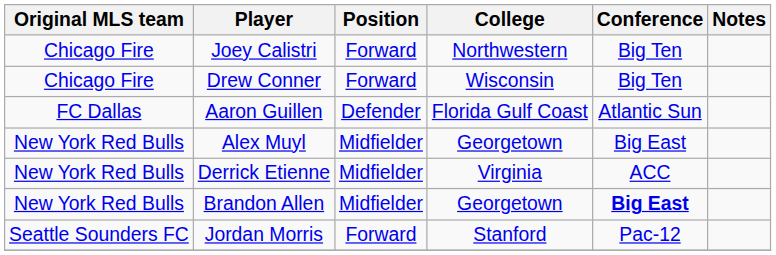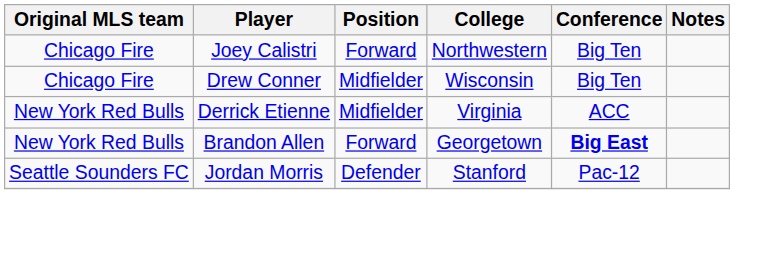(381, 81) Forward -> (381, 81) Midfielder
- row: (264, 111)
- row: (264, 142)
(381, 204) Midfielder -> (381, 142) Forward
(381, 234) Forward -> (381, 173) Defender
